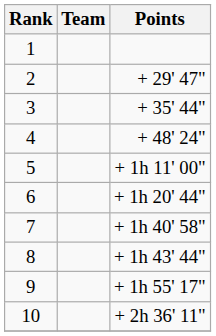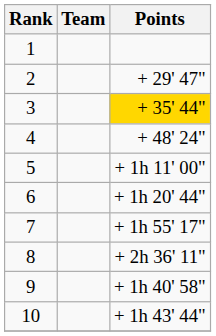(171, 108) no background -> (171, 108) gold background
(160, 227) + 1h 40' 58" -> (160, 227) + 1h 55' 17"
(160, 256) + 1h 43' 44" -> (160, 256) + 2h 36' 11"
(160, 286) + 1h 55' 17" -> (160, 286) + 1h 40' 58"
(160, 316) + 2h 36' 11" -> (160, 316) + 1h 43' 44"
